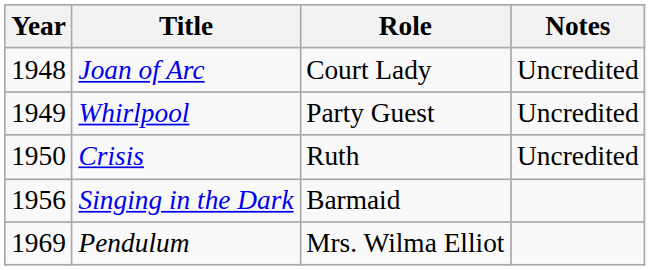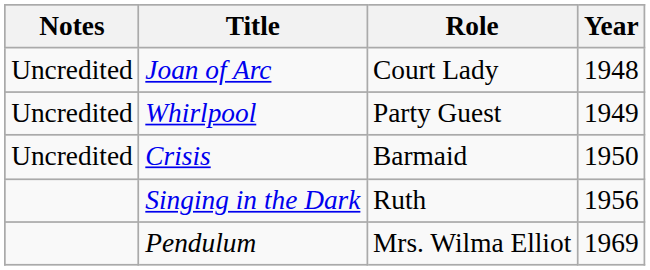columns swapped: (39, 26) <-> (578, 26)
(333, 156) Ruth -> (420, 156) Barmaid
(353, 199) Barmaid -> (400, 199) Ruth
